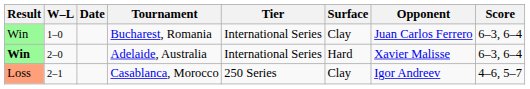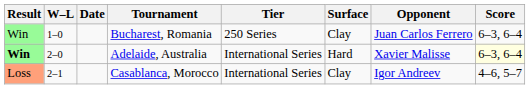(273, 34) International Series -> (251, 34) 250 Series
(500, 53) no background -> (500, 53) lightyellow background
(251, 73) 250 Series -> (273, 73) International Series
